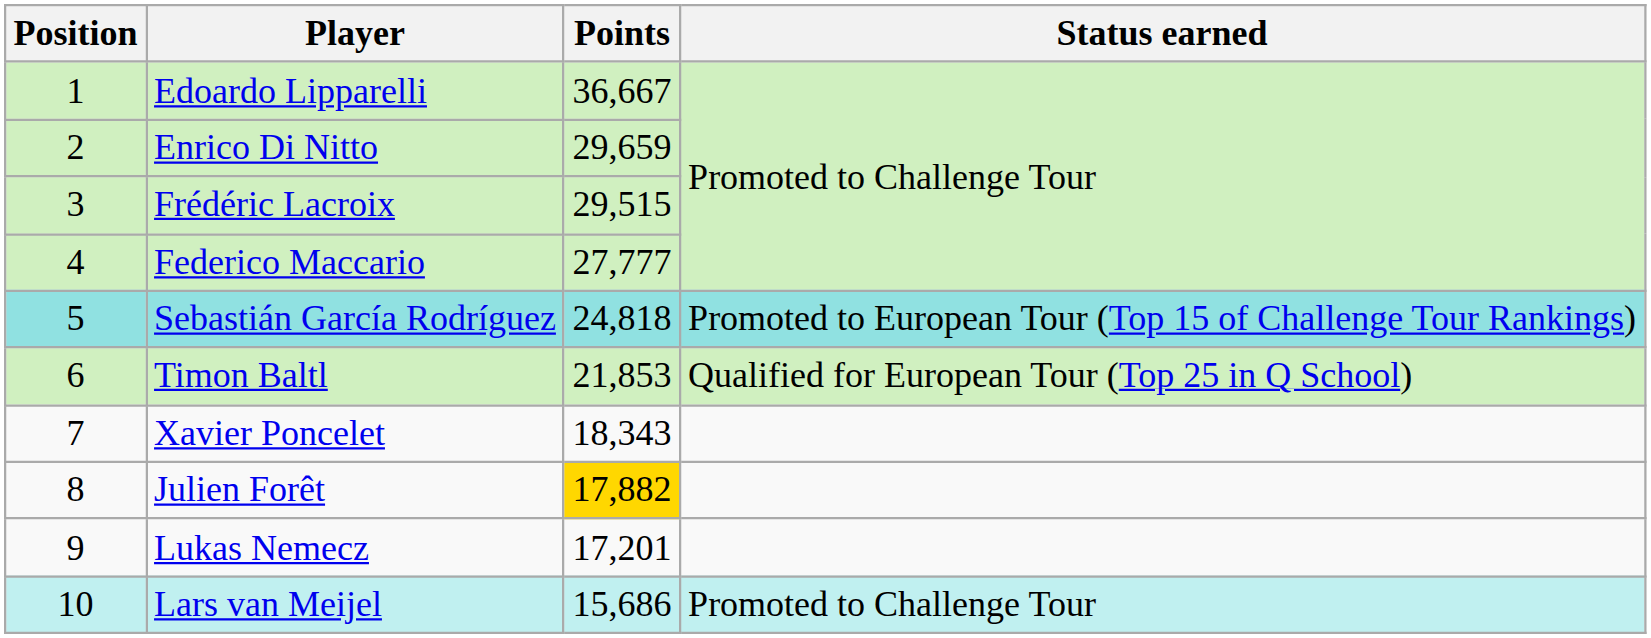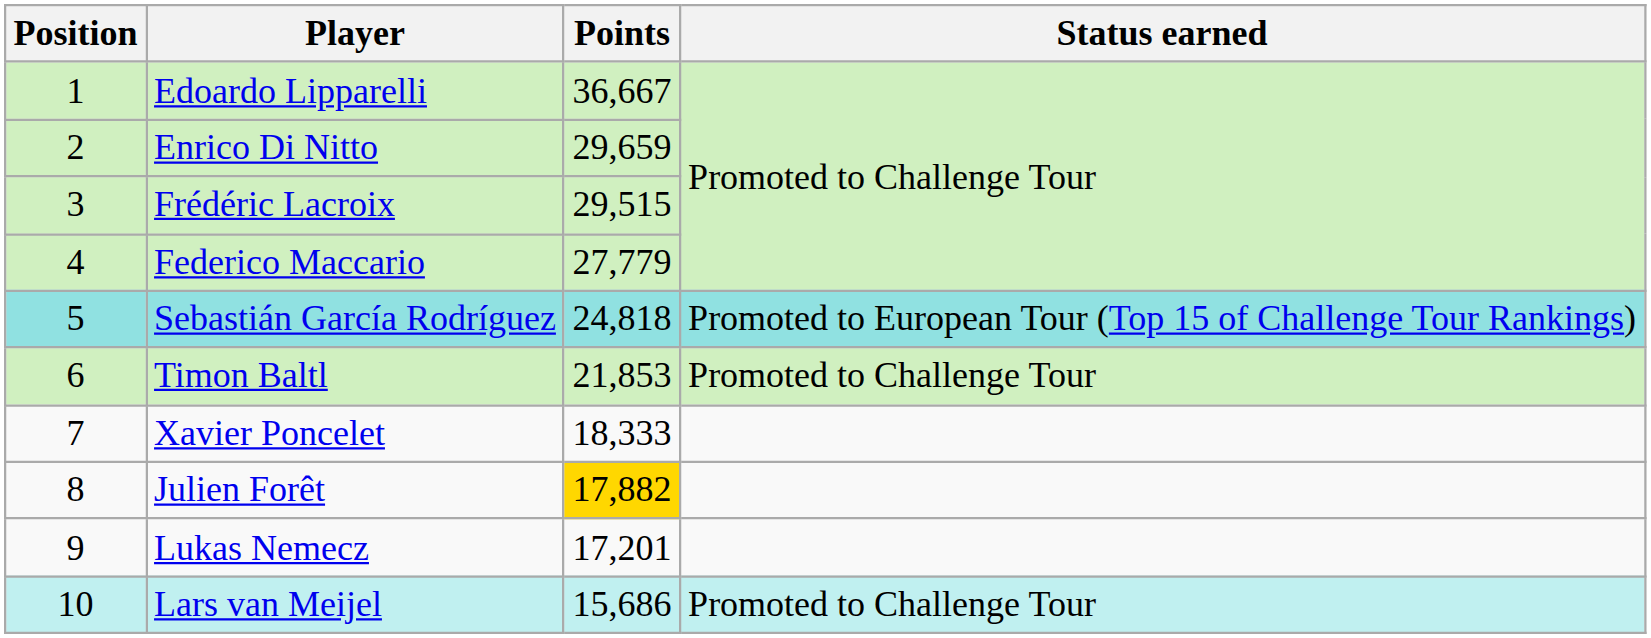(622, 261) 27,777 -> (622, 261) 27,779
(1050, 375) Qualified for European Tour (Top 25 in Q School) -> (892, 375) Promoted to Challenge Tour
(622, 432) 18,343 -> (622, 432) 18,333
